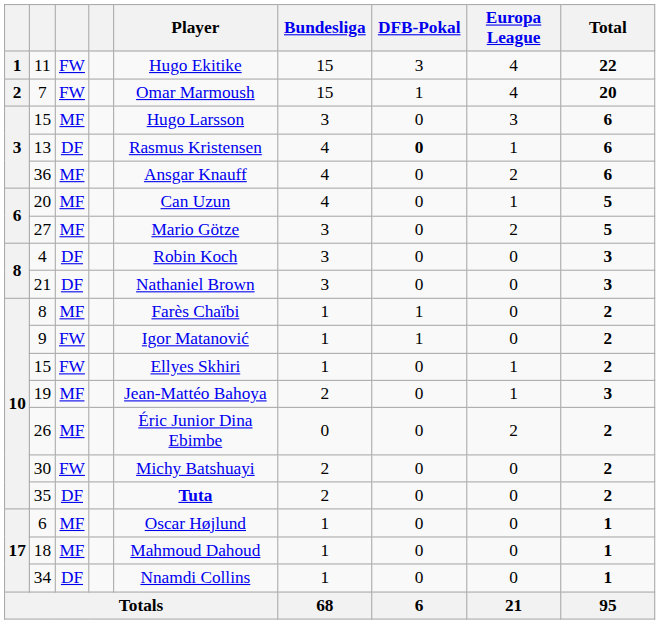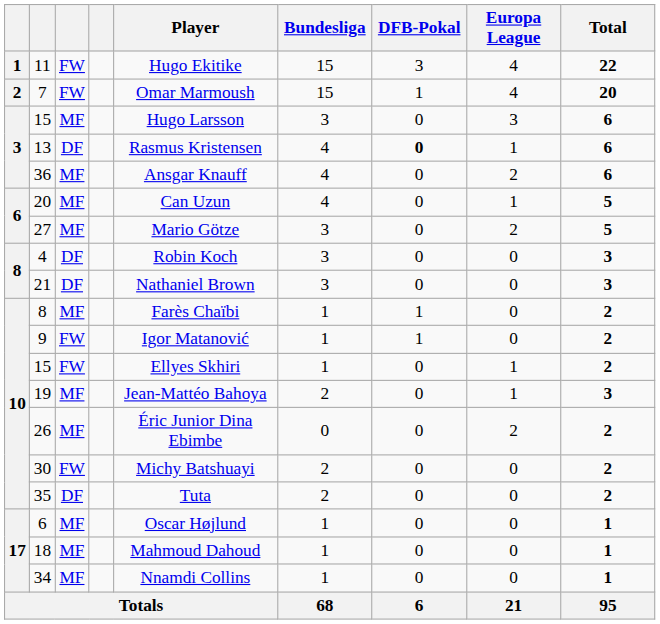(195, 495) bold -> (195, 495) normal
(72, 577) DF -> (72, 577) MF
